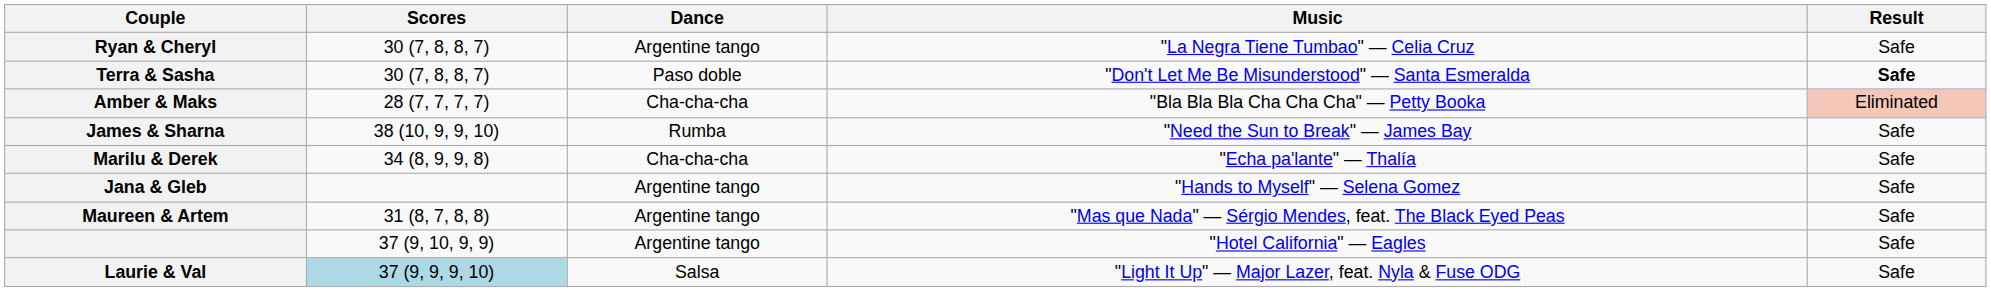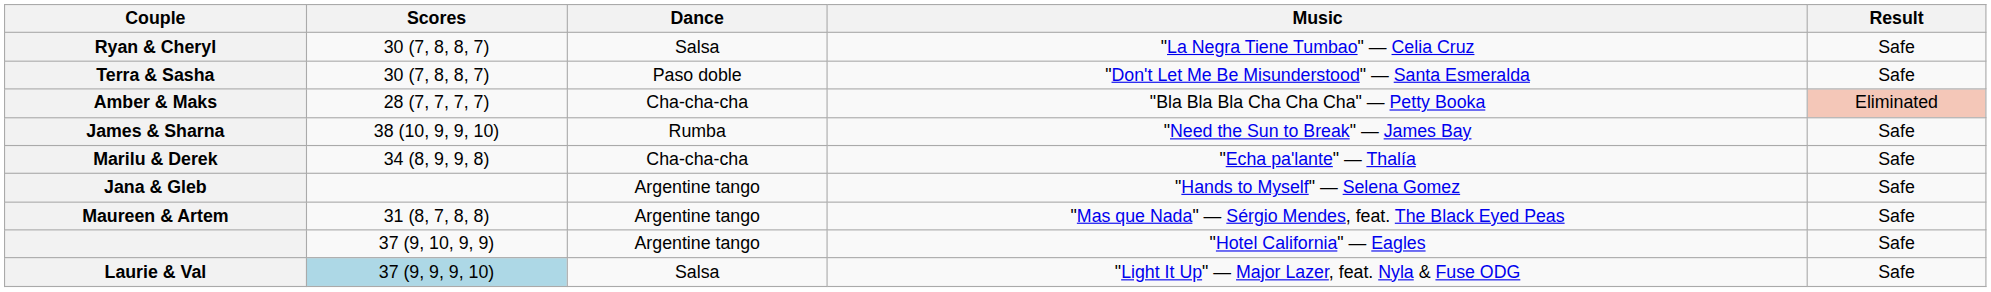(697, 46) Argentine tango -> (697, 46) Salsa
(1897, 74) bold -> (1897, 74) normal
